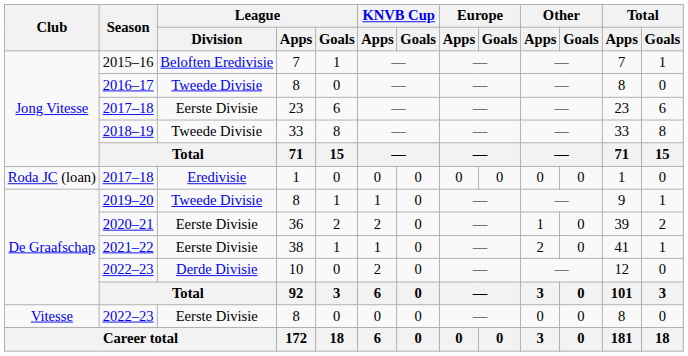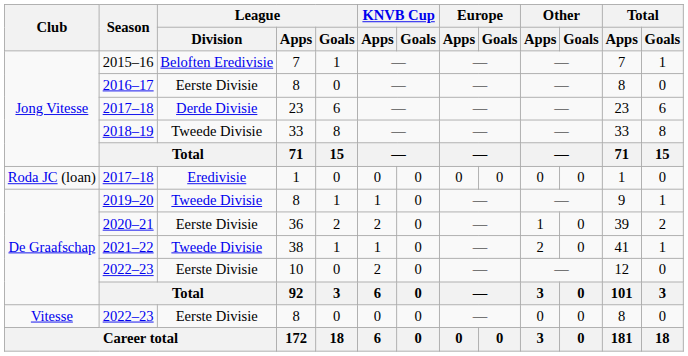(217, 85) Tweede Divisie -> (217, 85) Eerste Divisie
(217, 108) Eerste Divisie -> (217, 108) Derde Divisie
(217, 246) Eerste Divisie -> (217, 246) Tweede Divisie
(217, 270) Derde Divisie -> (217, 270) Eerste Divisie
